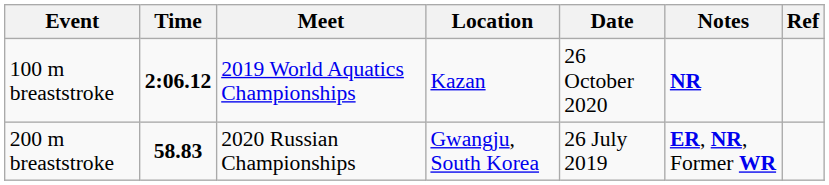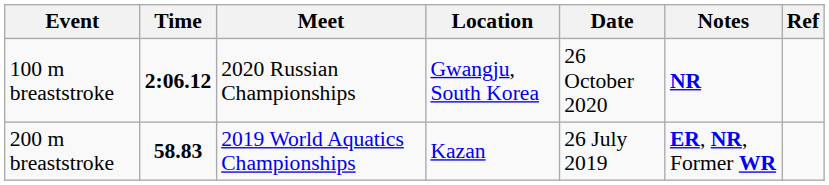(313, 80) 2019 World Aquatics Championships -> (288, 80) 2020 Russian Championships
(458, 80) Kazan -> (485, 80) Gwangju, South Korea
(288, 150) 2020 Russian Championships -> (313, 150) 2019 World Aquatics Championships
(485, 150) Gwangju, South Korea -> (458, 150) Kazan
